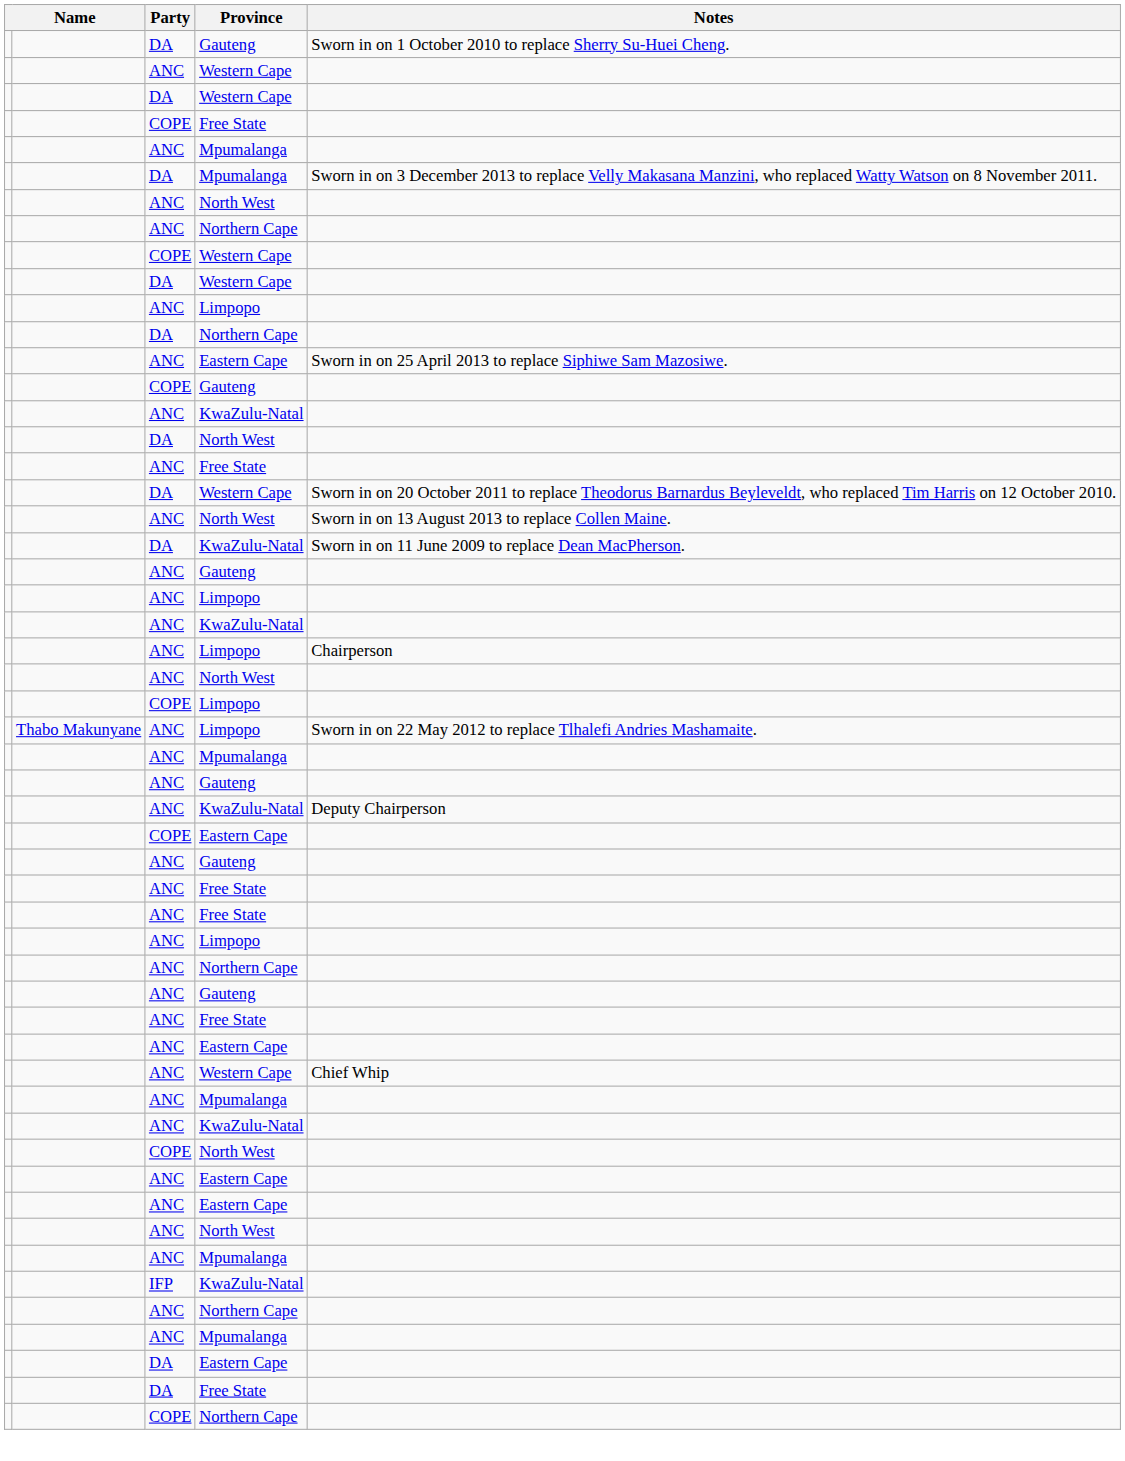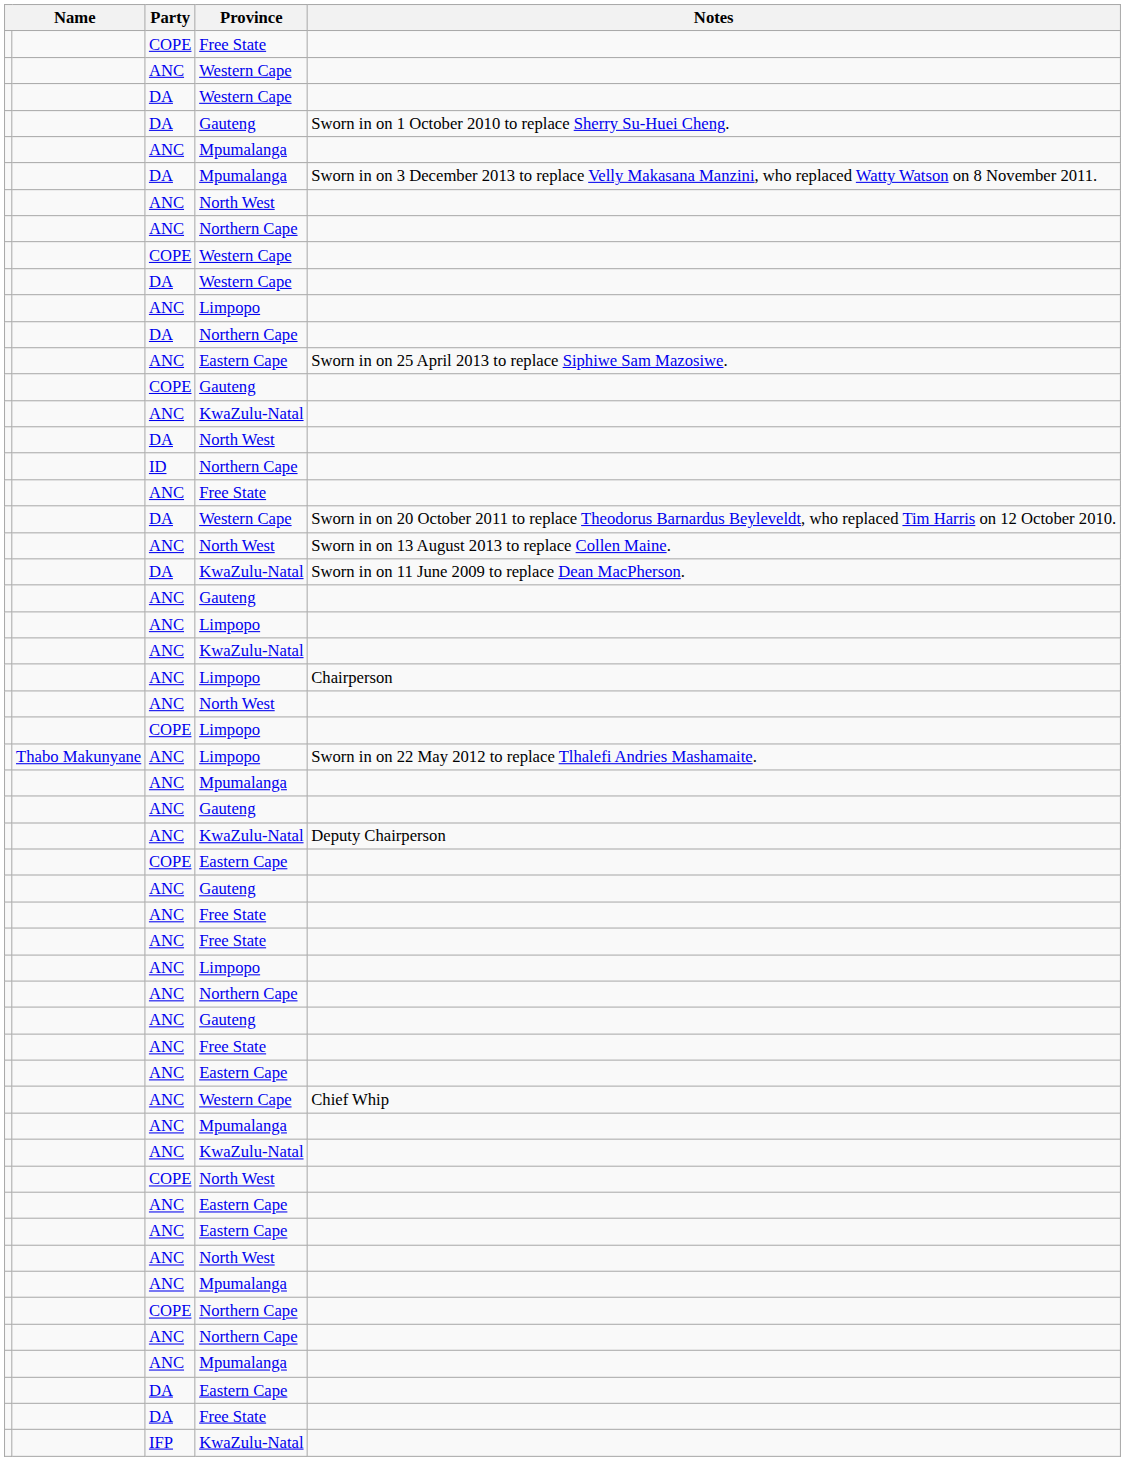rows swapped: (161, 44) <-> (170, 123)
+ row: (158, 466)
rows swapped: (170, 1416) <-> (161, 1284)
